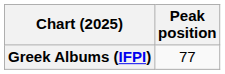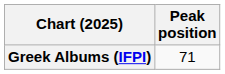(187, 57) 77 -> (187, 57) 71
